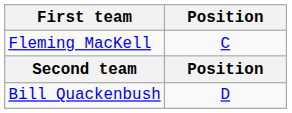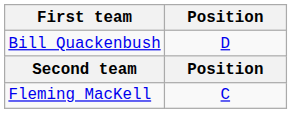rows swapped: (80, 43) <-> (85, 95)
